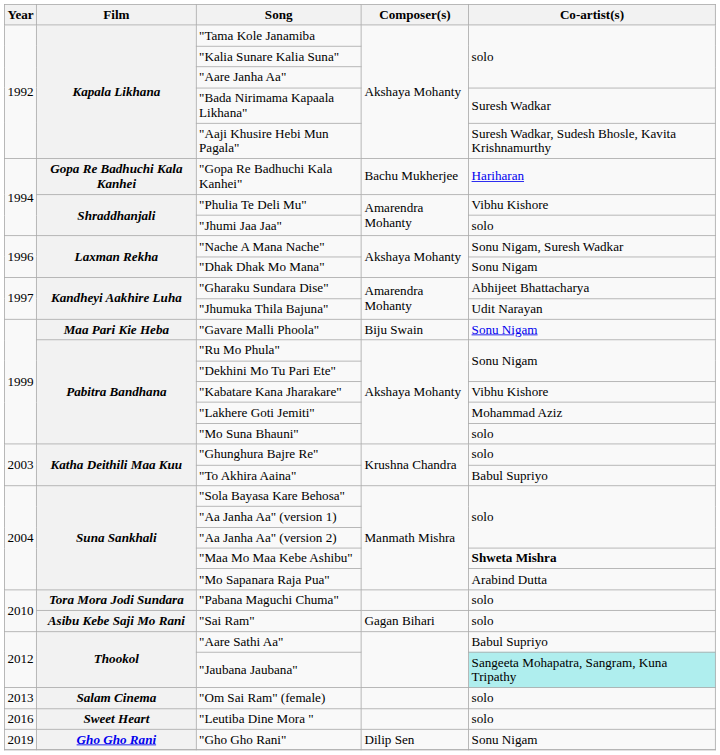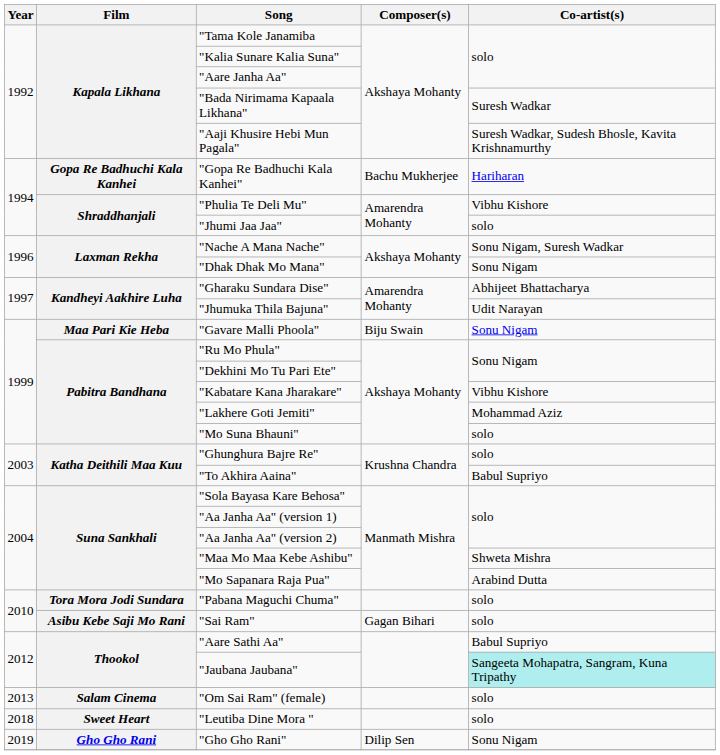(514, 558) bold -> (511, 558) normal
(21, 718) 2016 -> (21, 718) 2018
